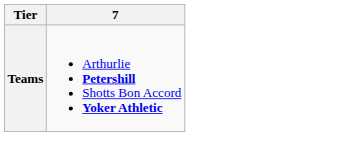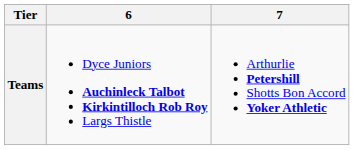+ column: (129, 14)
